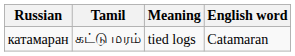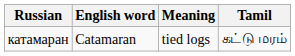columns swapped: (108, 15) <-> (247, 15)
